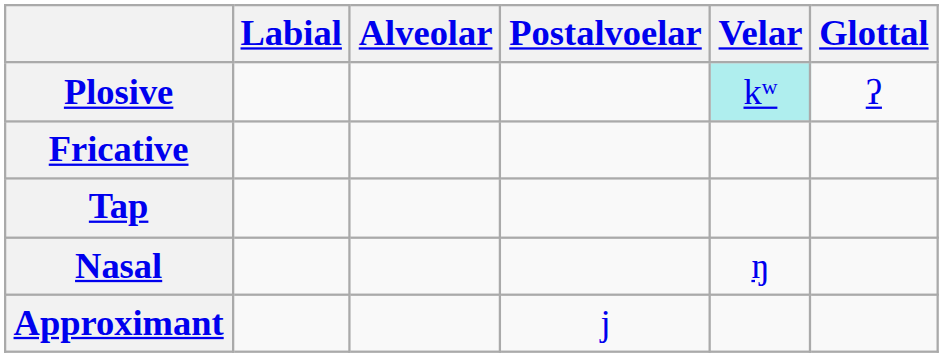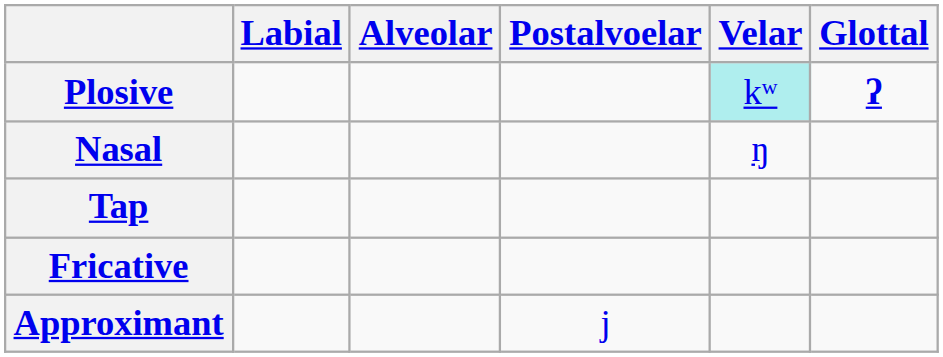(874, 91) normal -> (874, 91) bold
rows swapped: (119, 264) <-> (119, 149)
